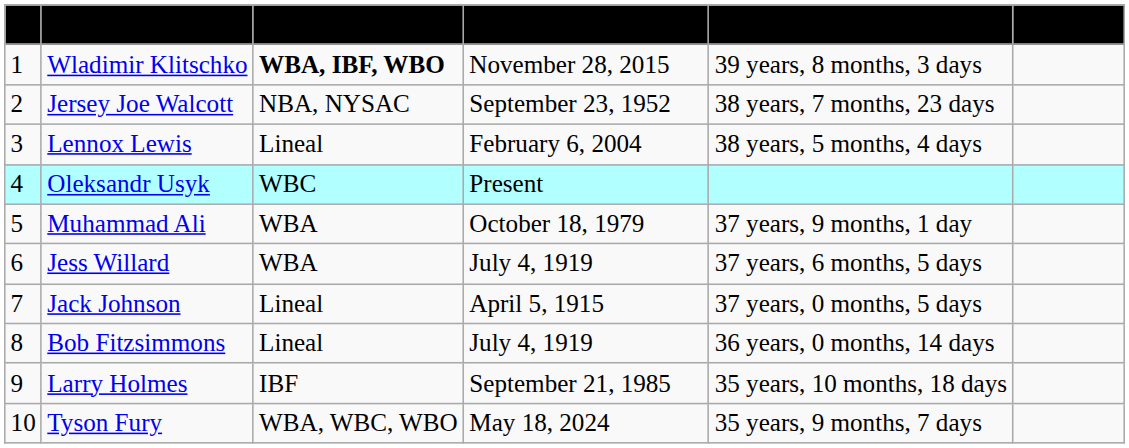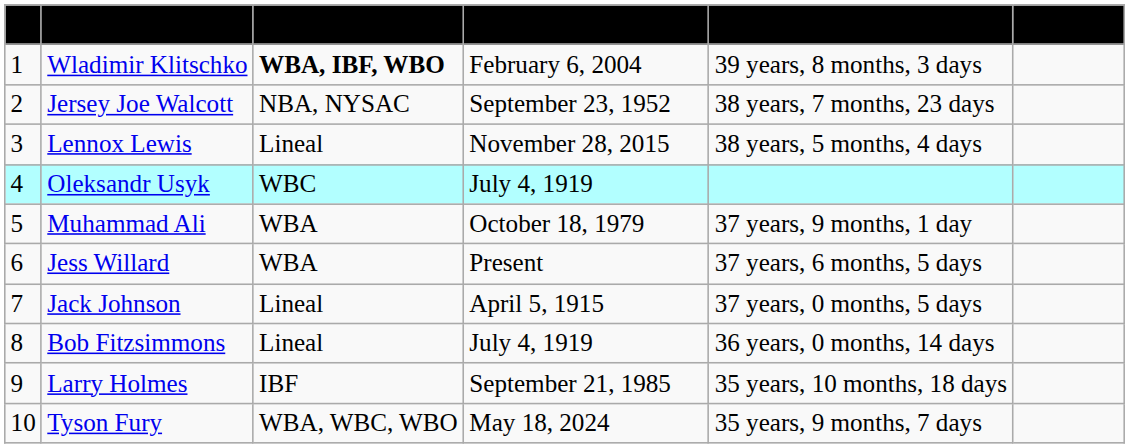(569, 64) November 28, 2015 -> (555, 64) February 6, 2004
(555, 143) February 6, 2004 -> (569, 143) November 28, 2015
(506, 183) Present -> (531, 183) July 4, 1919
(531, 263) July 4, 1919 -> (506, 263) Present
